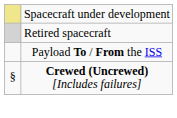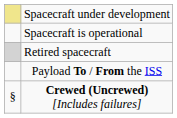+ row: (83, 33)
